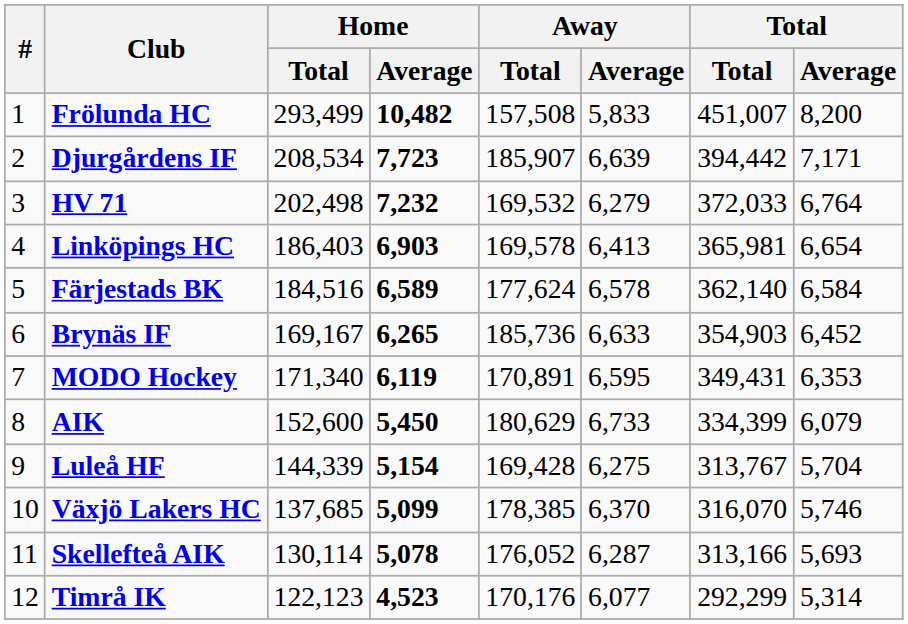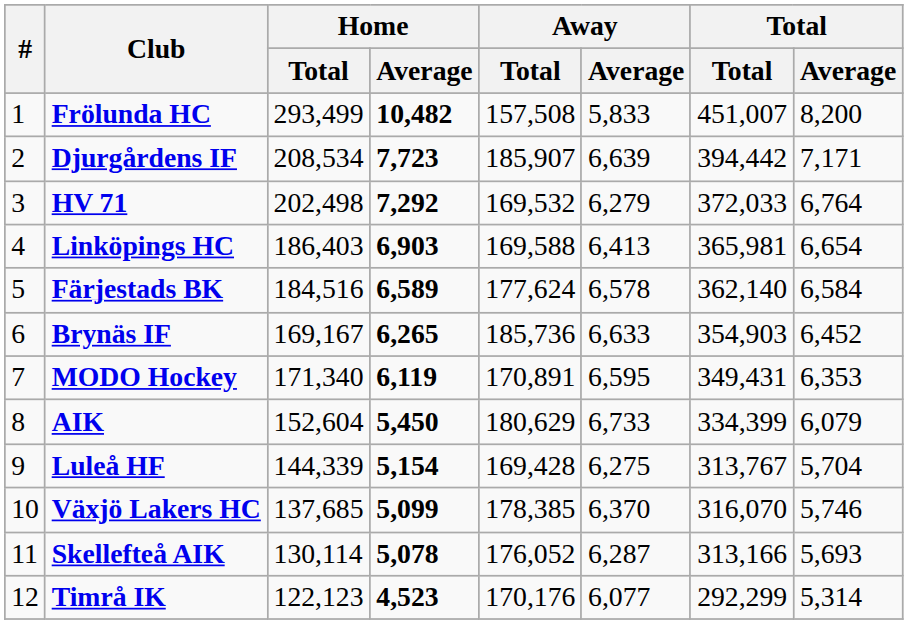(407, 202) 7,232 -> (407, 202) 7,292
(530, 245) 169,578 -> (530, 245) 169,588
(319, 421) 152,600 -> (319, 421) 152,604
